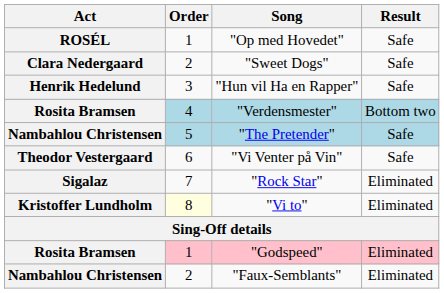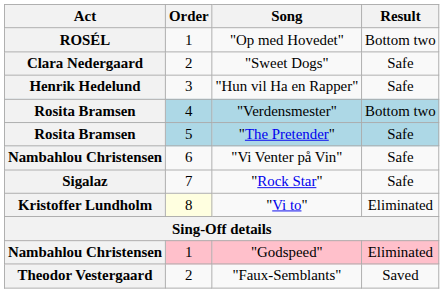(400, 39) Safe -> (400, 39) Bottom two
(85, 134) Nambahlou Christensen -> (85, 134) Rosita Bramsen
(85, 157) Theodor Vestergaard -> (85, 157) Nambahlou Christensen
(400, 181) Eliminated -> (400, 181) Safe
(85, 252) Rosita Bramsen -> (85, 252) Nambahlou Christensen
(85, 275) Nambahlou Christensen -> (85, 275) Theodor Vestergaard
(400, 275) Eliminated -> (400, 275) Saved
